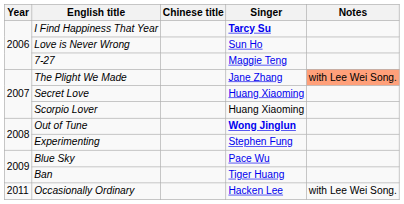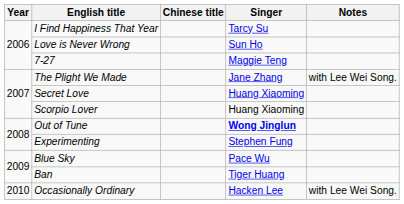(250, 28) bold -> (248, 28) normal
(353, 77) lightsalmon background -> (353, 77) no background
(18, 191) 2011 -> (18, 191) 2010
